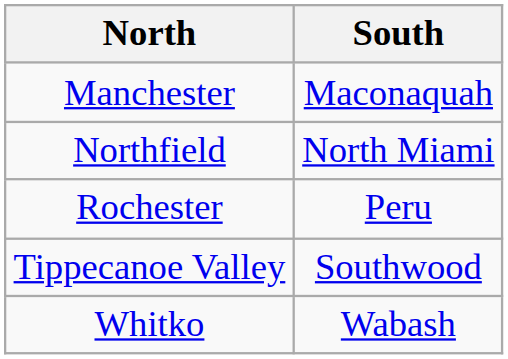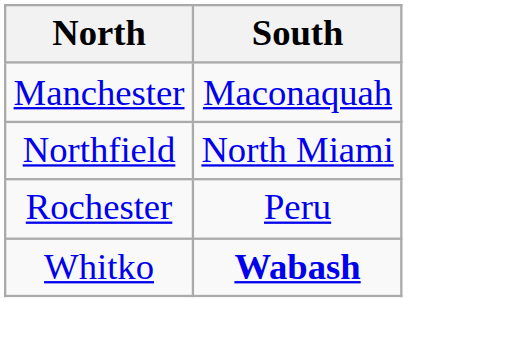- row: (149, 265)
(398, 324) normal -> (298, 265) bold
